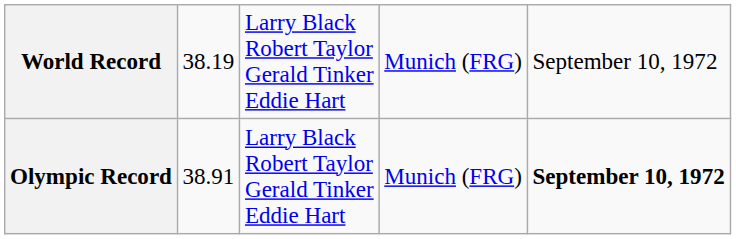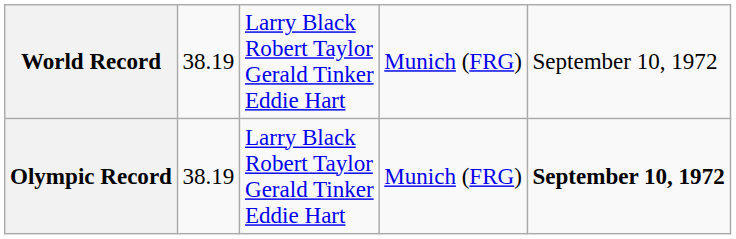(208, 175) 38.91 -> (208, 175) 38.19
